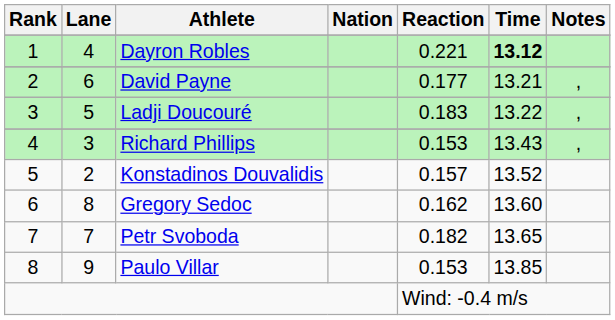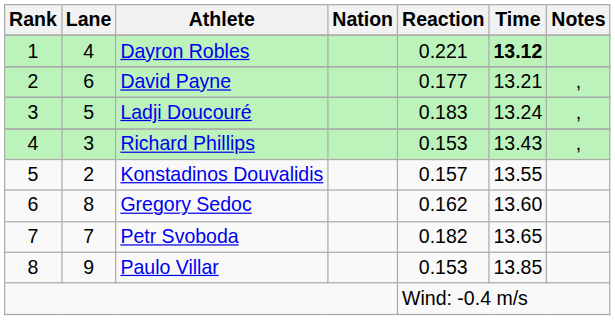(518, 112) 13.22 -> (518, 112) 13.24
(518, 174) 13.52 -> (518, 174) 13.55
